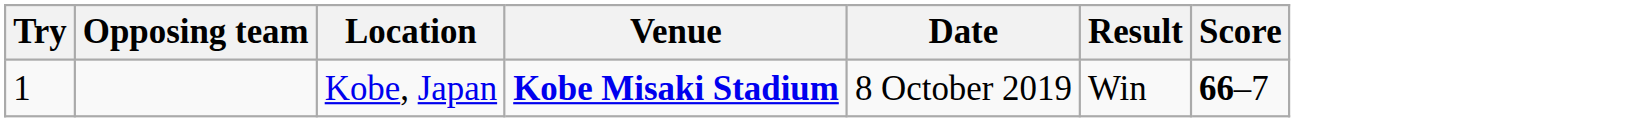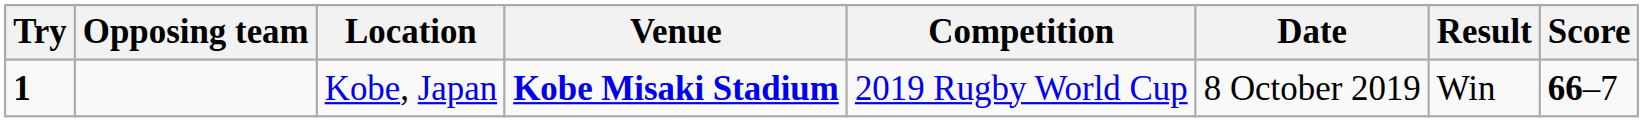+ column: (1021, 32)
(22, 87) normal -> (22, 87) bold
